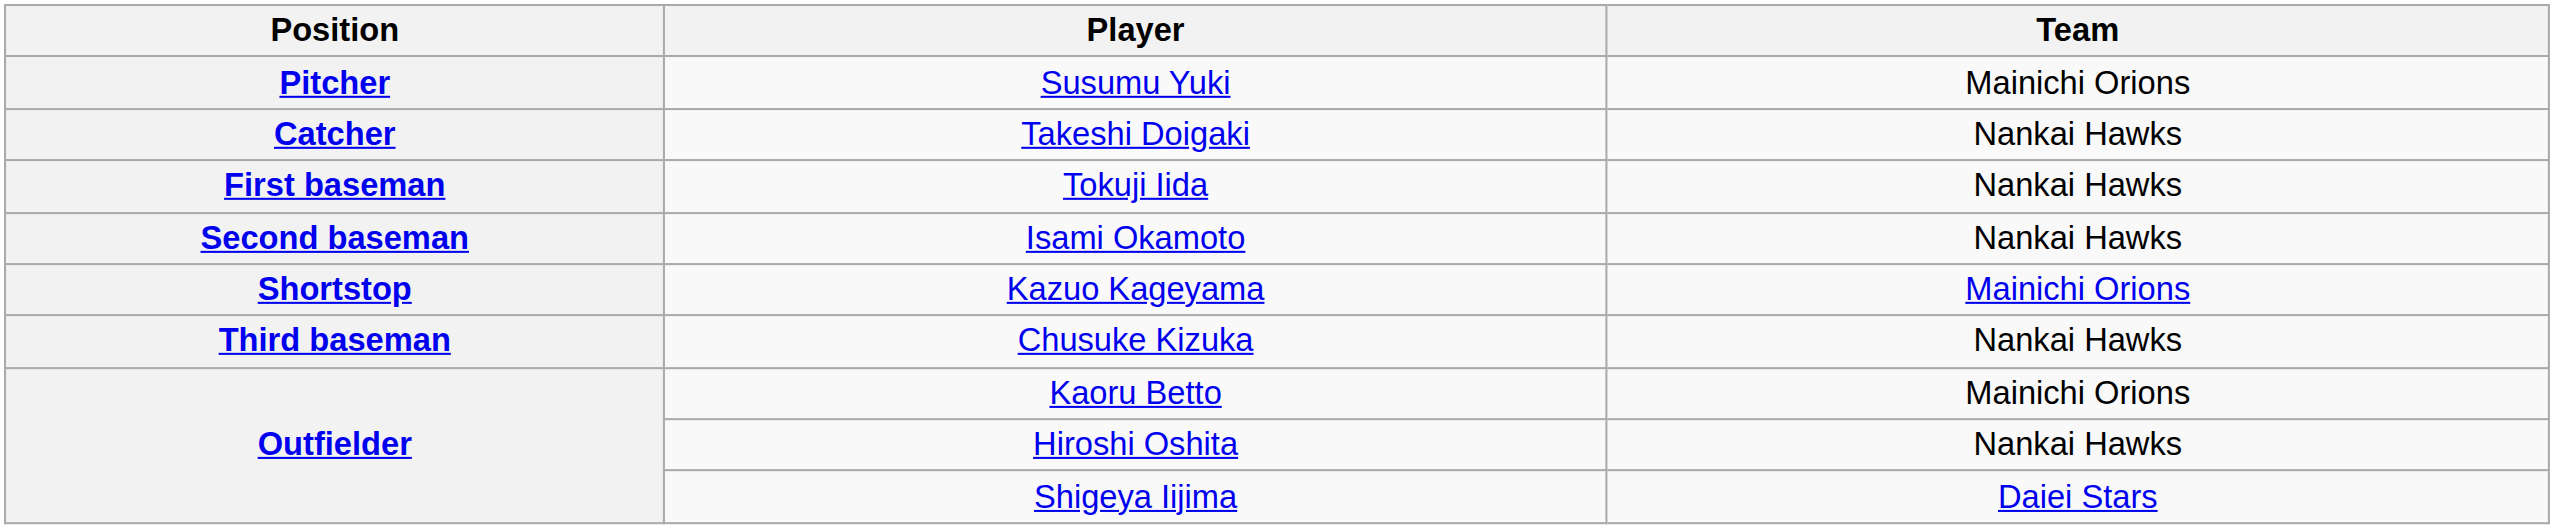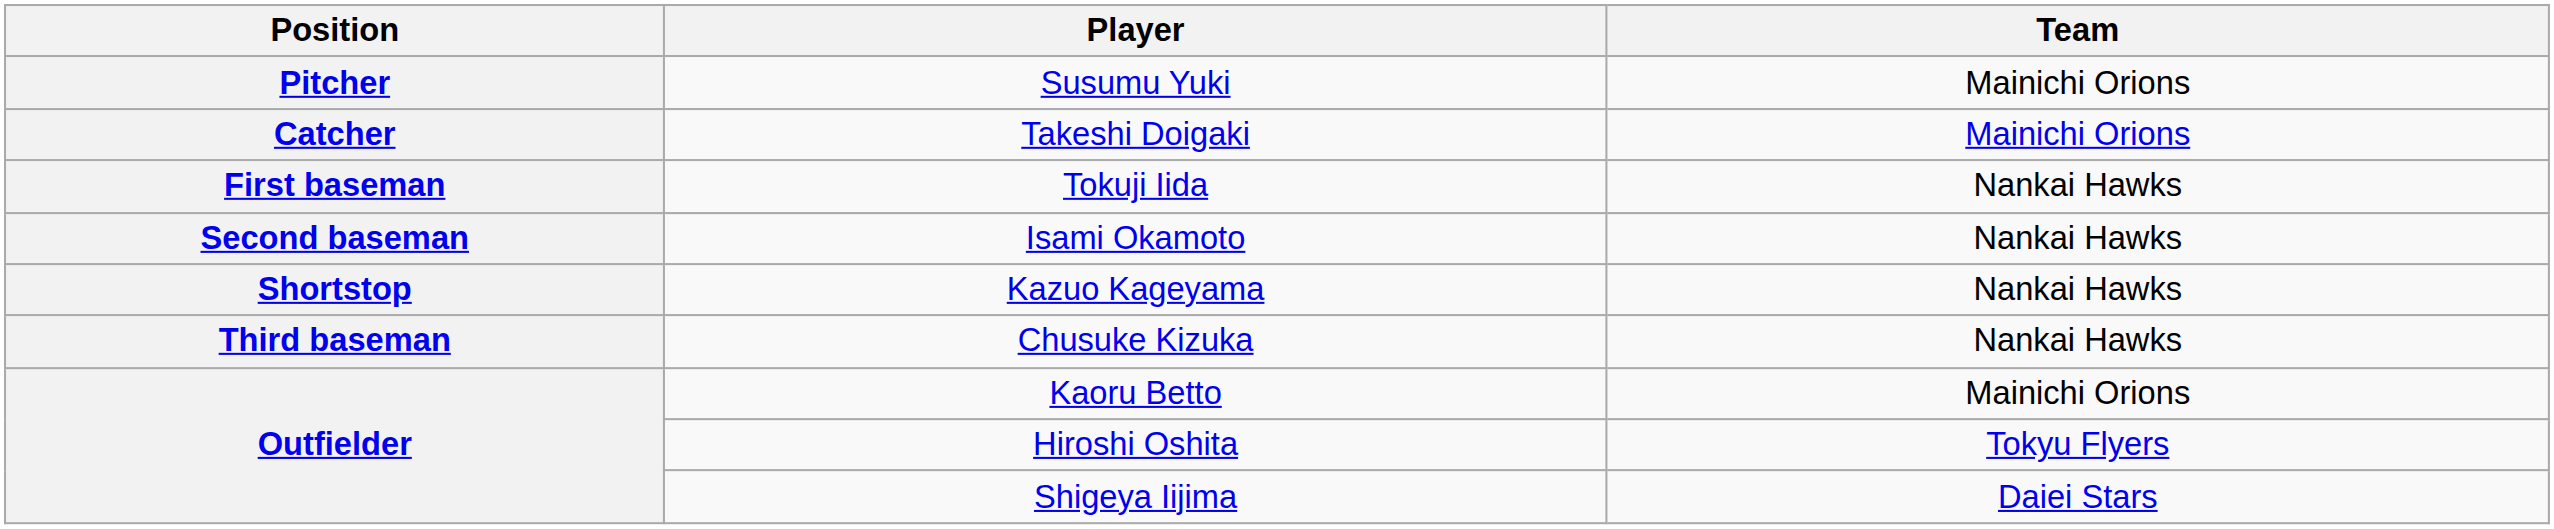(2078, 133) Nankai Hawks -> (2078, 133) Mainichi Orions
(2078, 289) Mainichi Orions -> (2078, 289) Nankai Hawks
(2078, 444) Nankai Hawks -> (2078, 444) Tokyu Flyers
